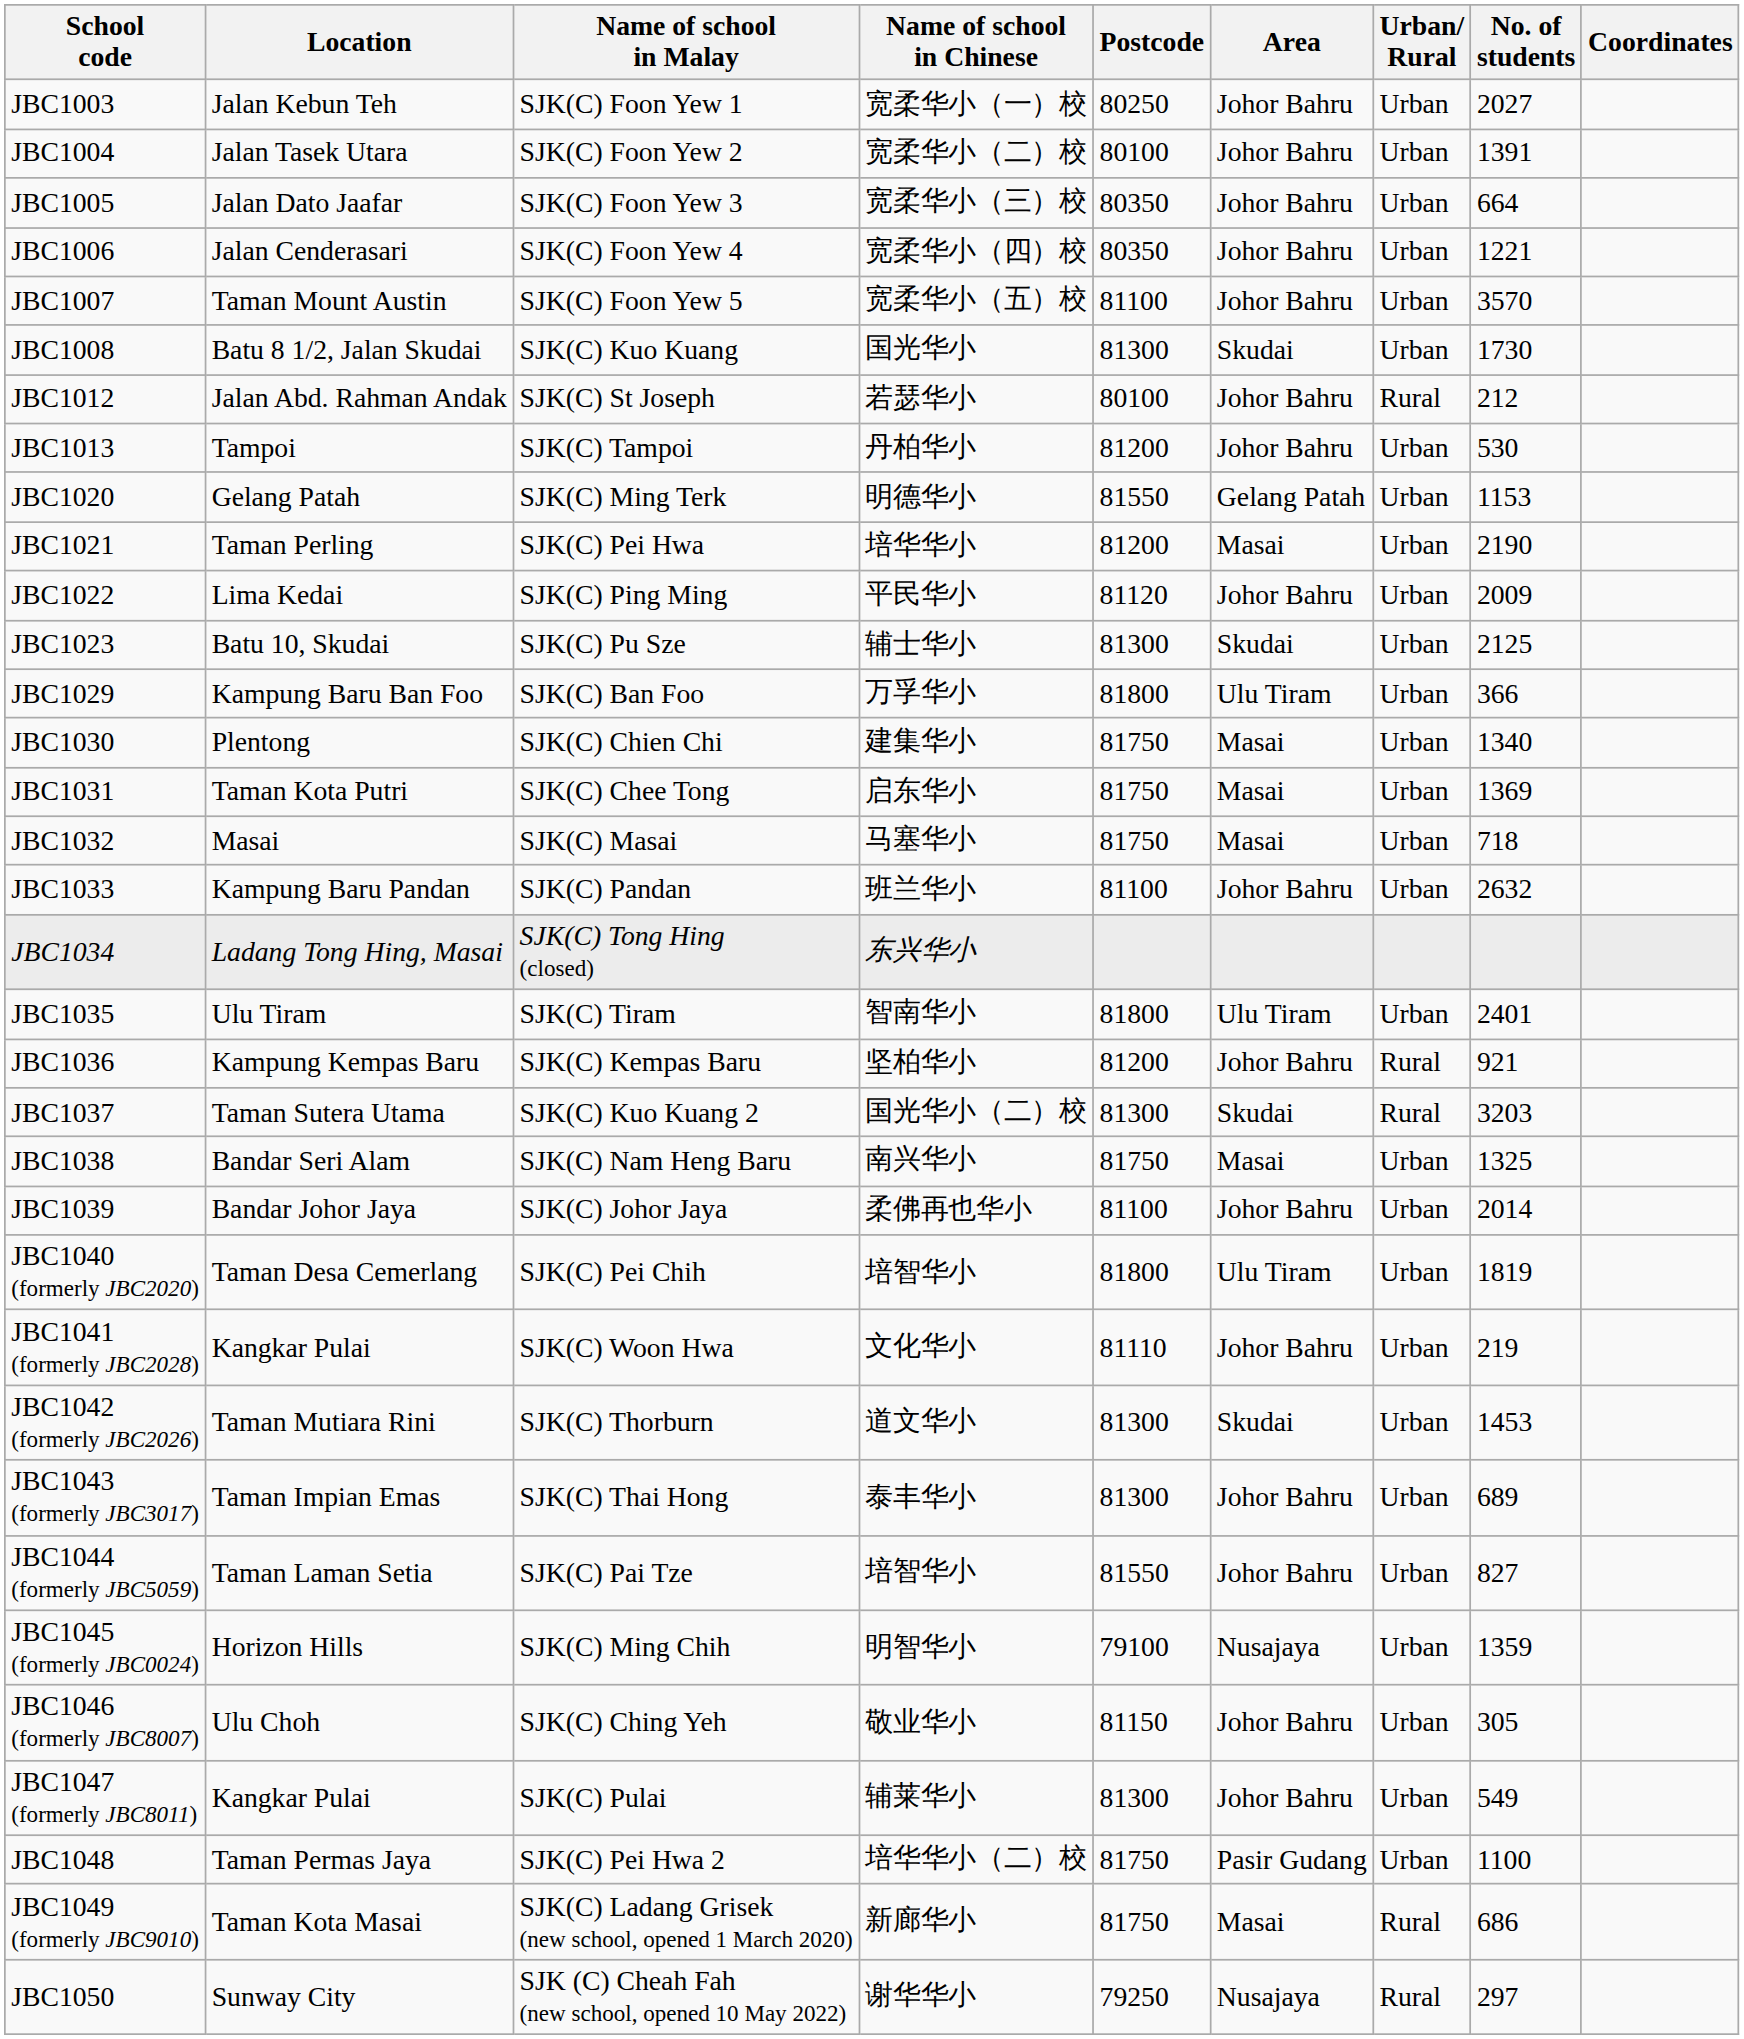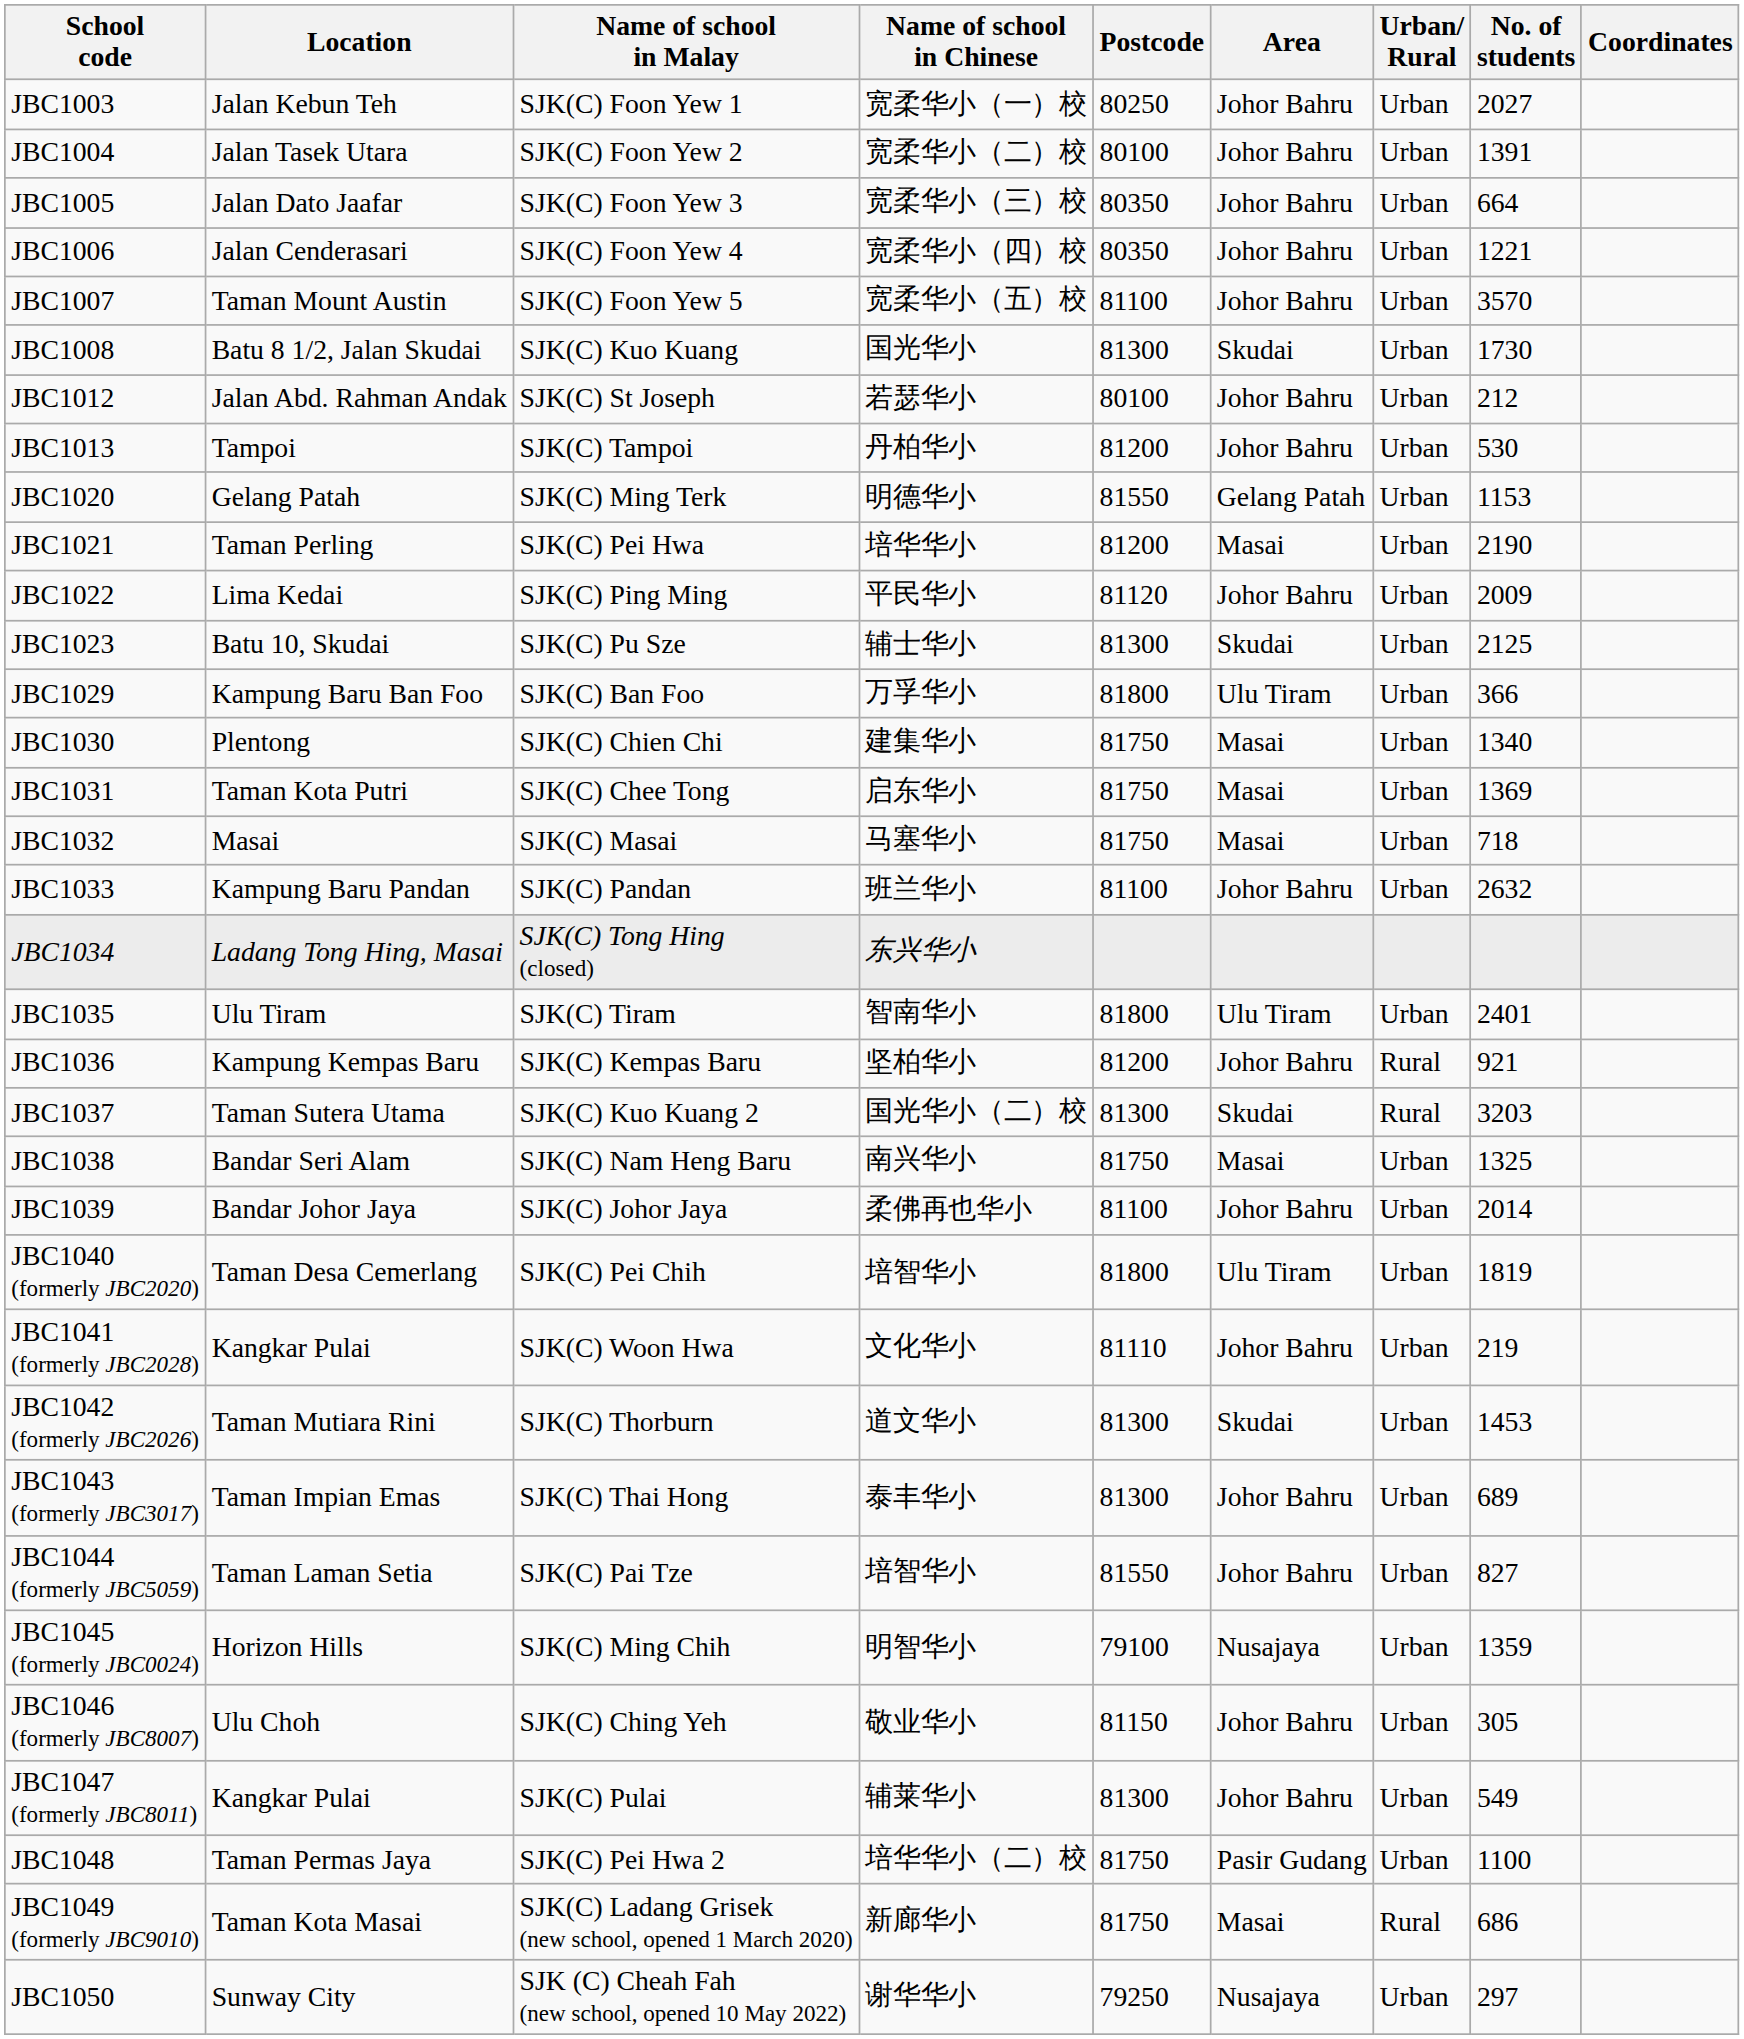(1410, 398) Rural -> (1414, 398) Urban
(1410, 1996) Rural -> (1414, 1996) Urban
